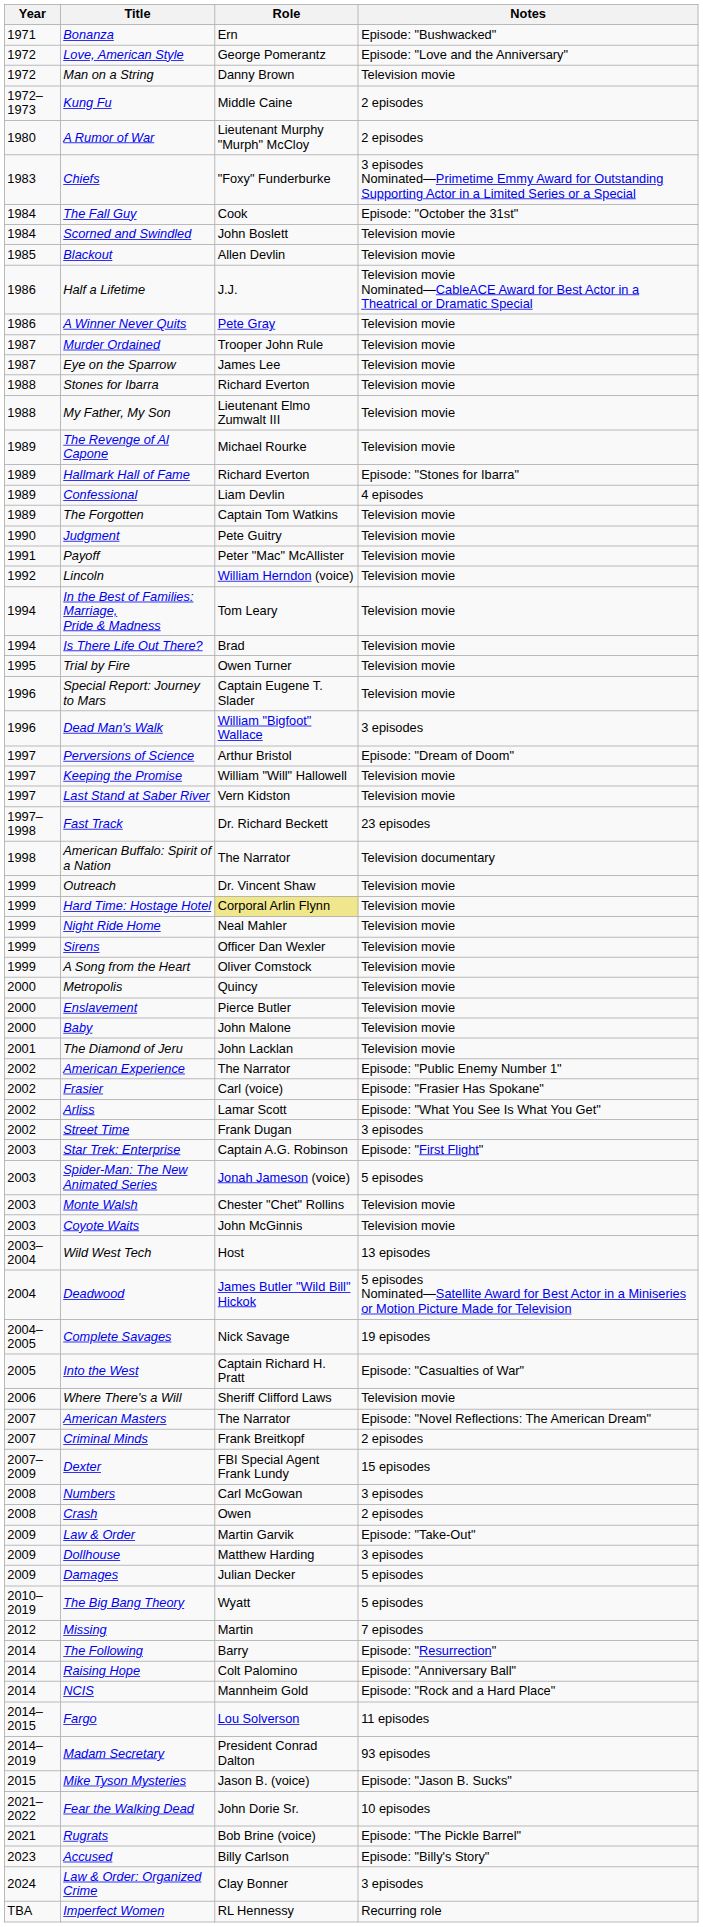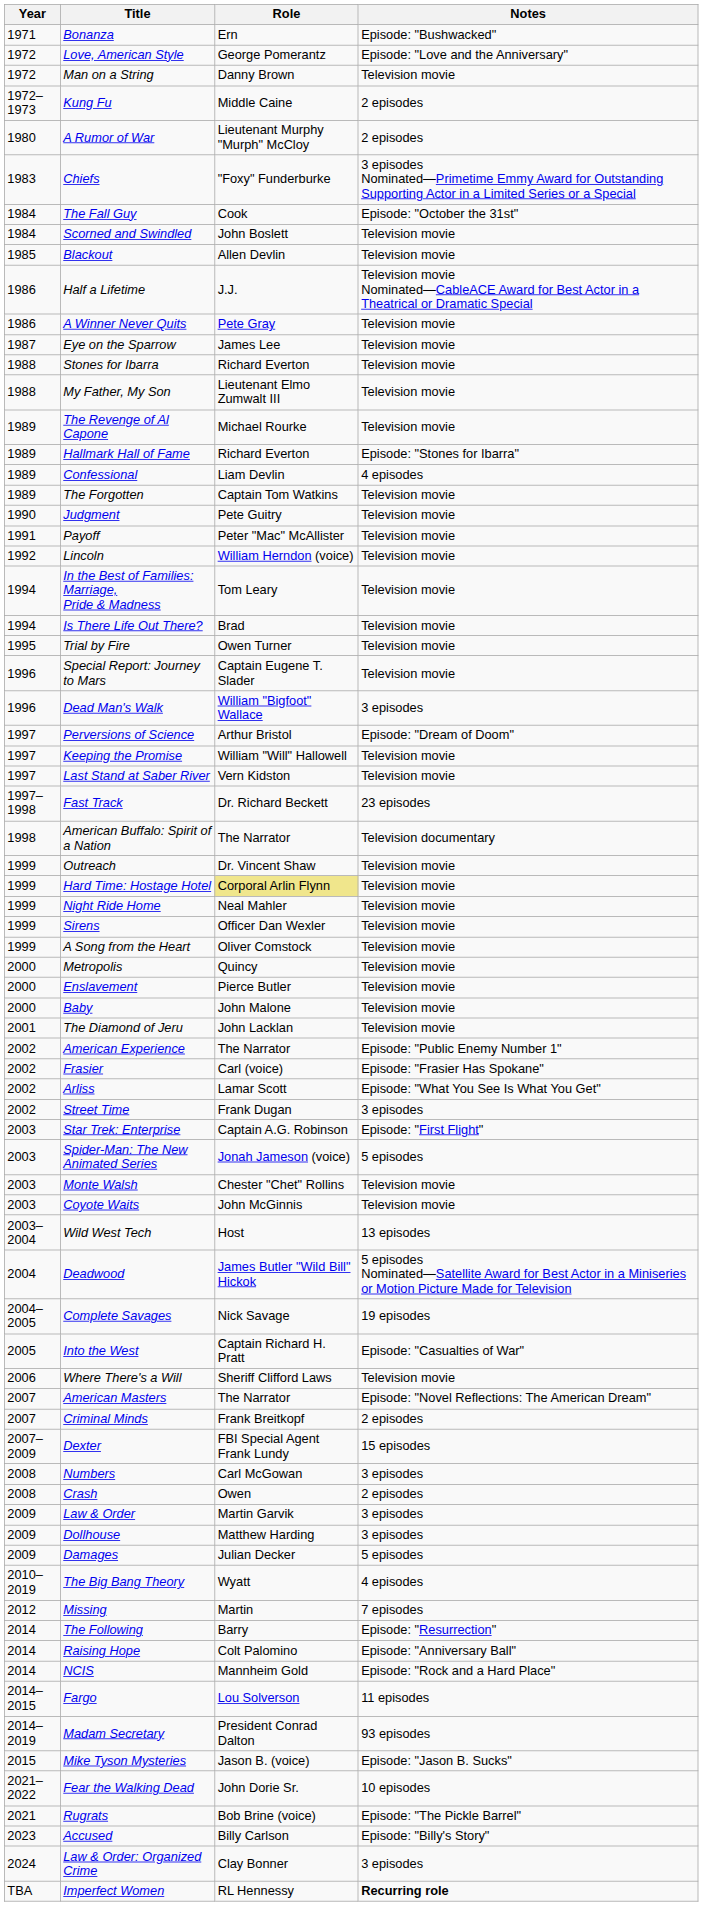- row: (112, 344)
(418, 1535) Episode: "Take-Out" -> (392, 1514) 3 episodes
(392, 1603) 5 episodes -> (392, 1582) 4 episodes
(401, 1911) normal -> (405, 1891) bold
